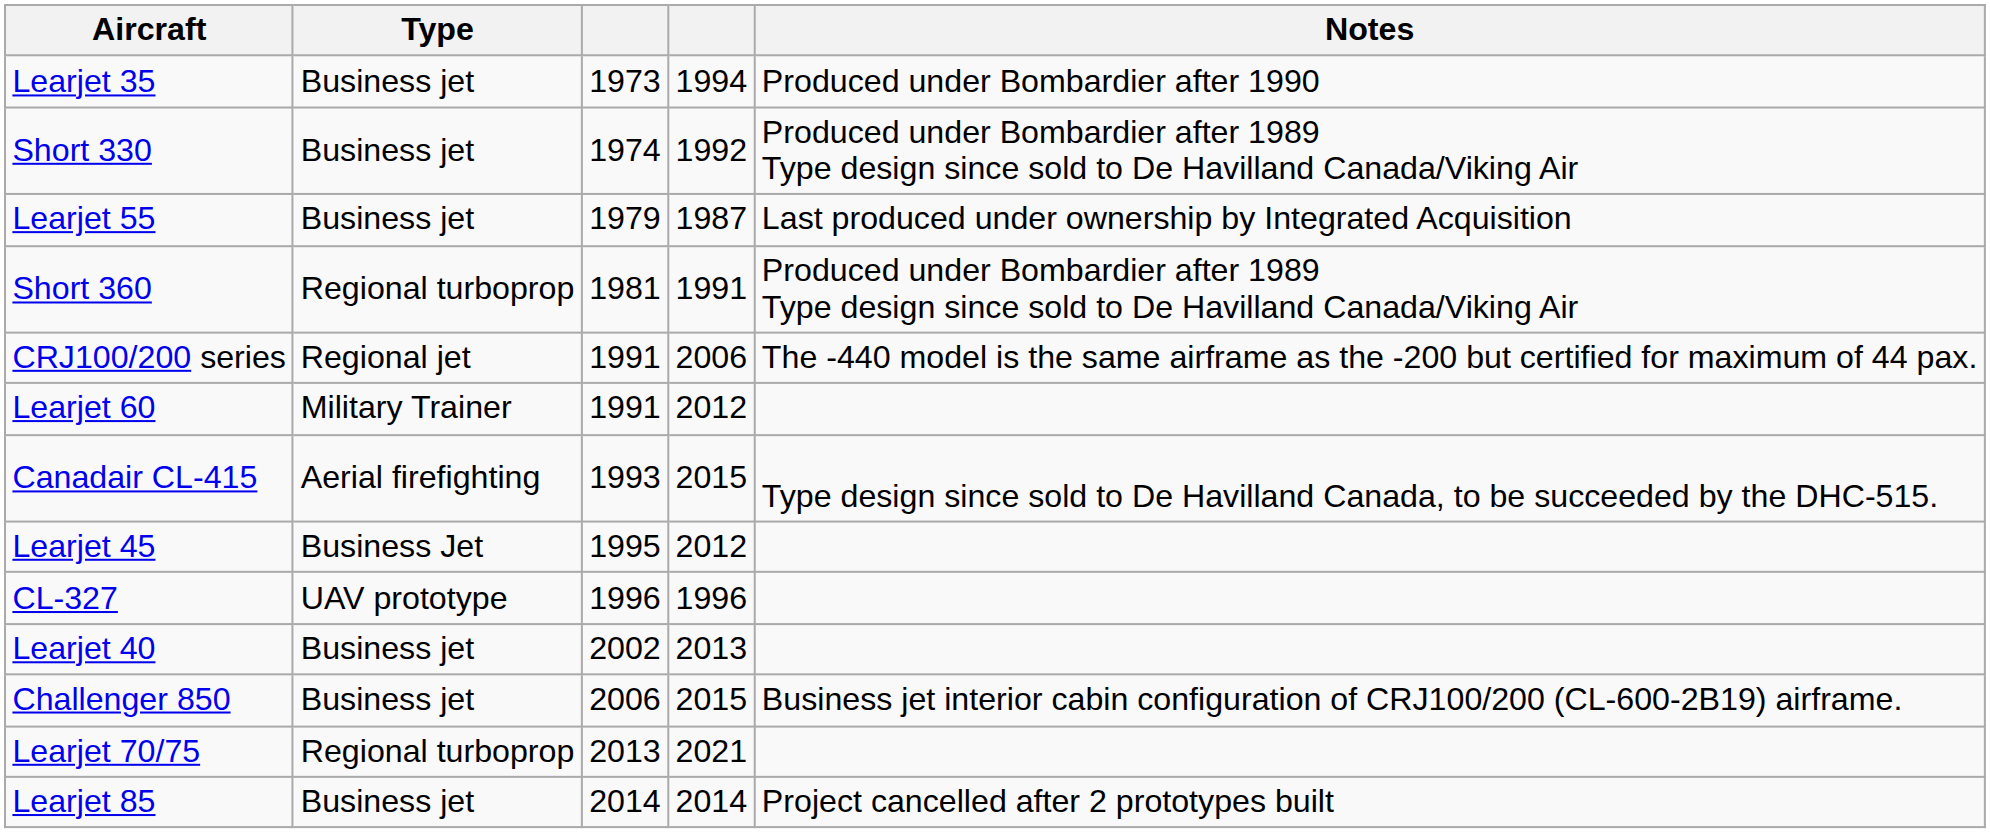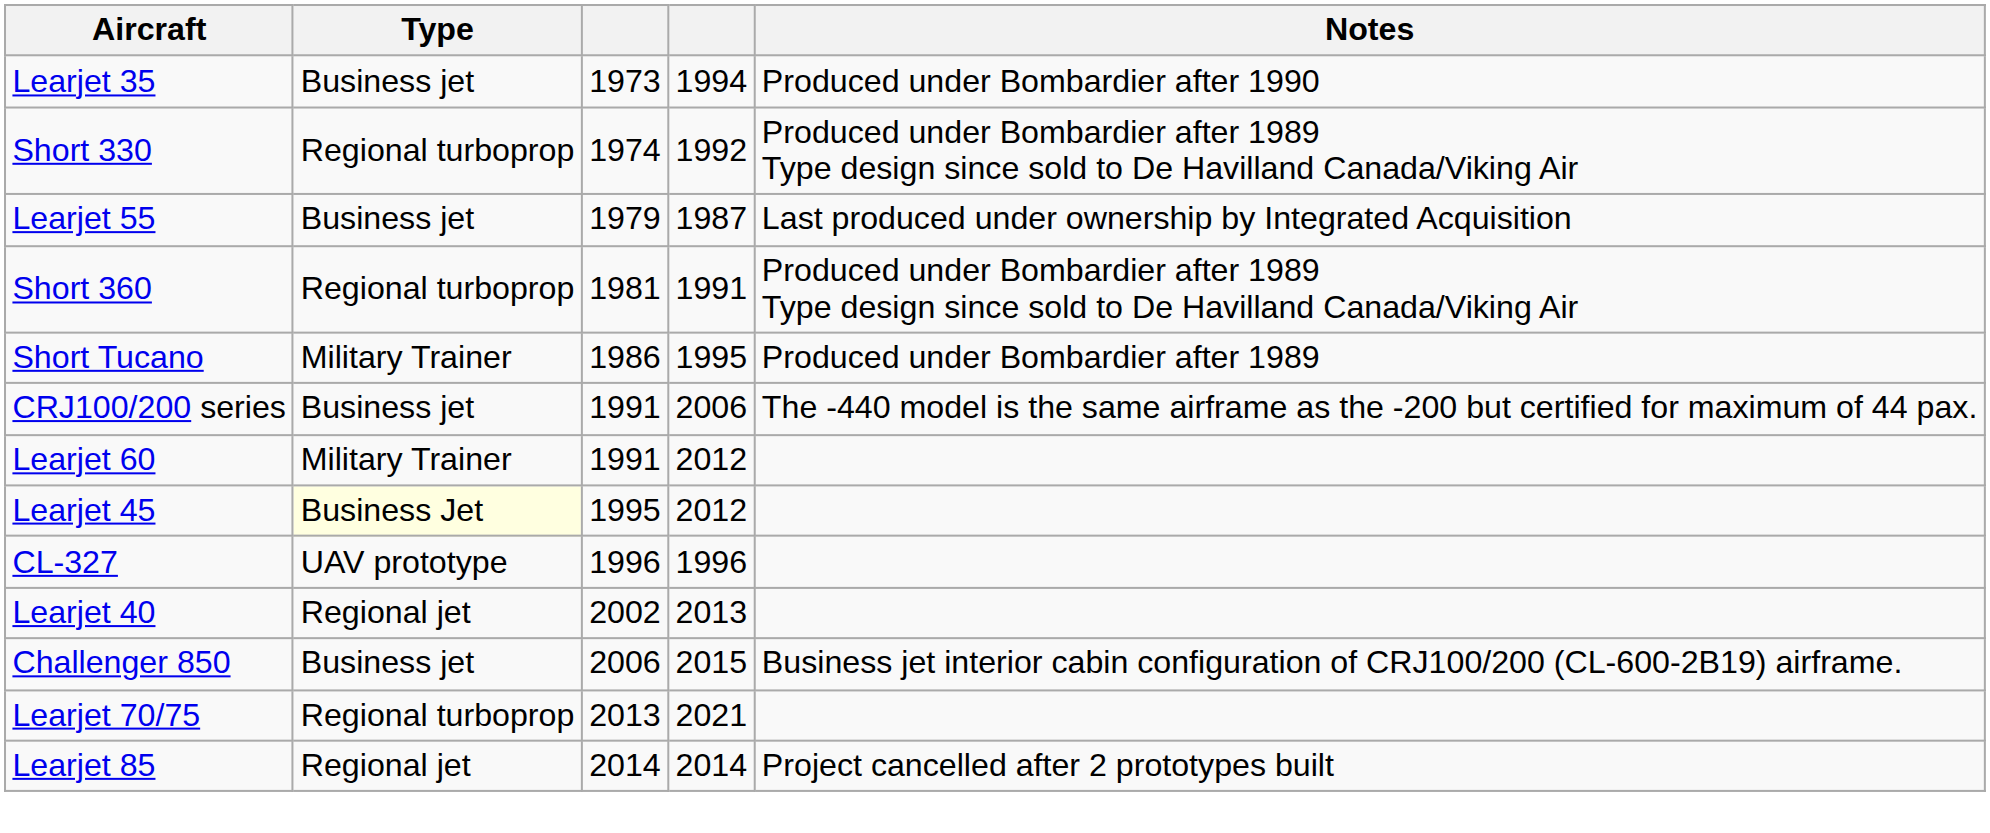(387, 150) Business jet -> (438, 150) Regional turboprop
+ row: (108, 357)
(386, 357) Regional jet -> (387, 408) Business jet
- row: (135, 477)
(392, 546) no background -> (392, 510) lightyellow background
(387, 648) Business jet -> (386, 612) Regional jet
(387, 801) Business jet -> (386, 765) Regional jet
